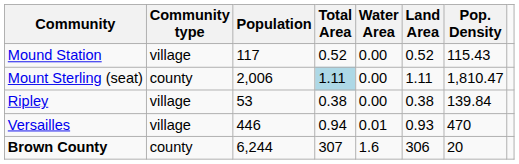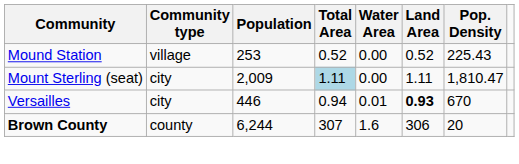(248, 55) 117 -> (249, 55) 253
(469, 55) 115.43 -> (469, 55) 225.43
(171, 78) county -> (161, 78) city
(255, 78) 2,006 -> (255, 78) 2,009
- row: (28, 101)
(170, 124) village -> (161, 101) city
(420, 124) normal -> (420, 101) bold
(459, 124) 470 -> (459, 101) 670
